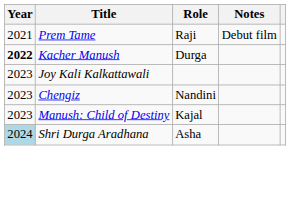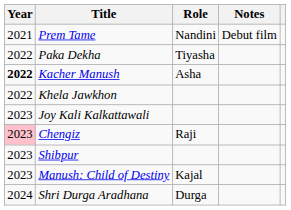(186, 34) Raji -> (196, 34) Nandini
+ row: (69, 54)
(191, 54) Durga -> (188, 74) Asha
+ row: (78, 94)
(20, 94) no background -> (20, 134) pink background
(196, 94) Nandini -> (186, 134) Raji
+ row: (58, 154)
(20, 134) lightblue background -> (20, 194) no background
(188, 134) Asha -> (191, 194) Durga
